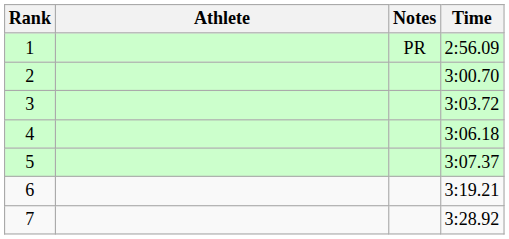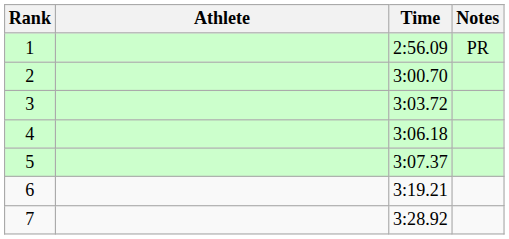columns swapped: (472, 18) <-> (415, 18)
